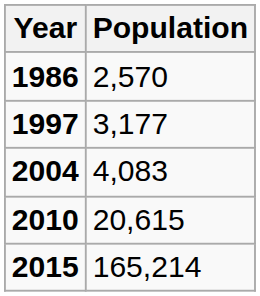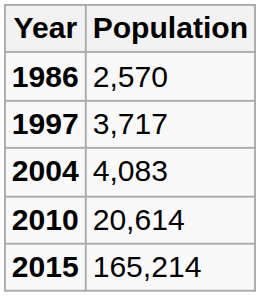(130, 123) 3,177 -> (130, 123) 3,717
(139, 219) 20,615 -> (139, 219) 20,614
